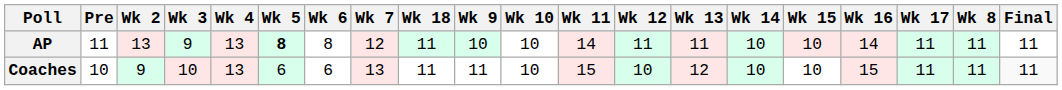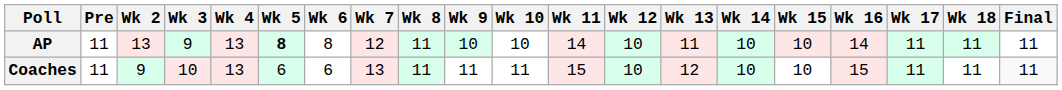columns swapped: (977, 18) <-> (426, 18)
(643, 44) 11 -> (633, 44) 10
(99, 71) 10 -> (99, 71) 11
(530, 71) 10 -> (520, 71) 11
